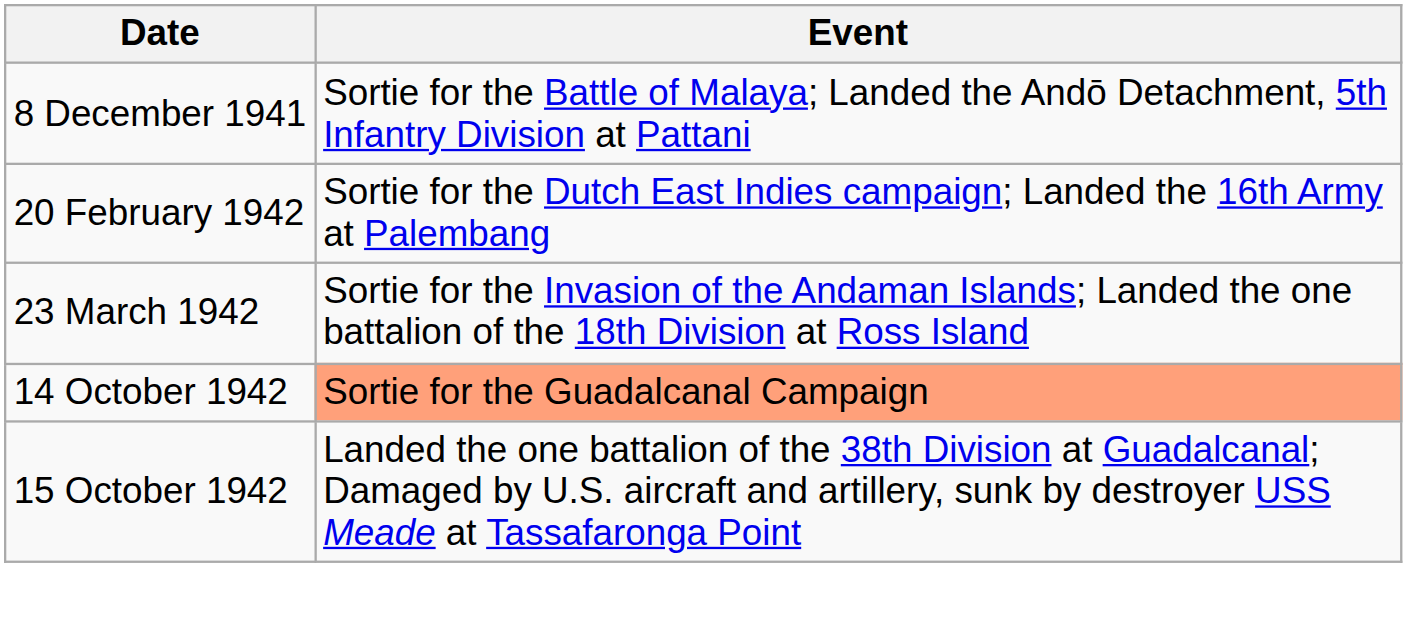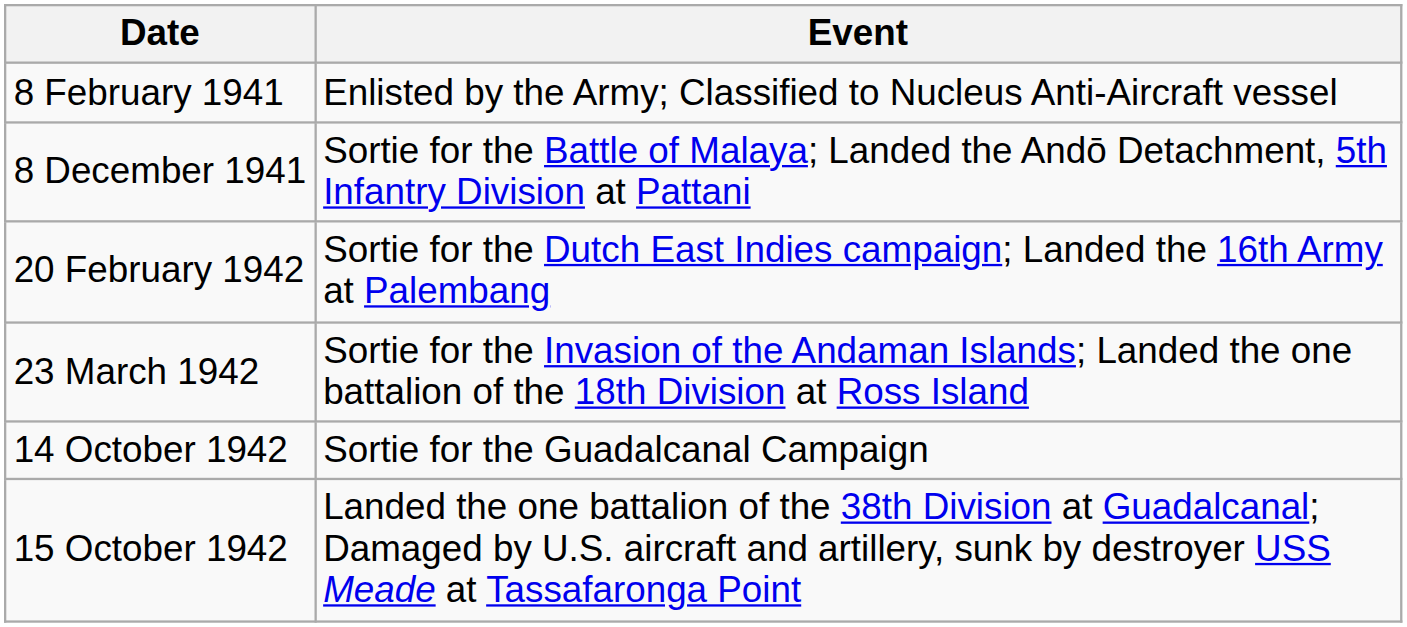+ row: (149, 92)
(626, 391) lightsalmon background -> (626, 449) no background
